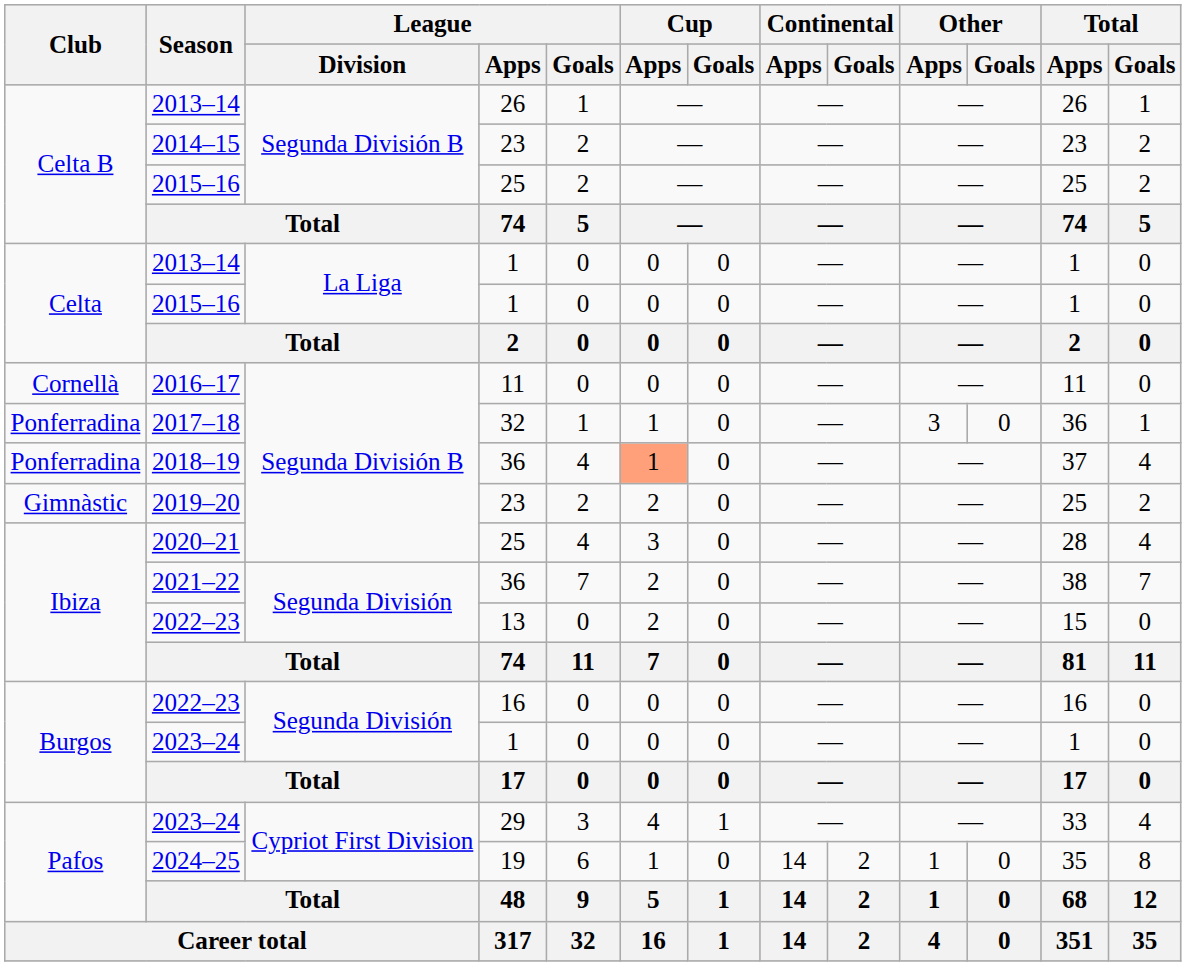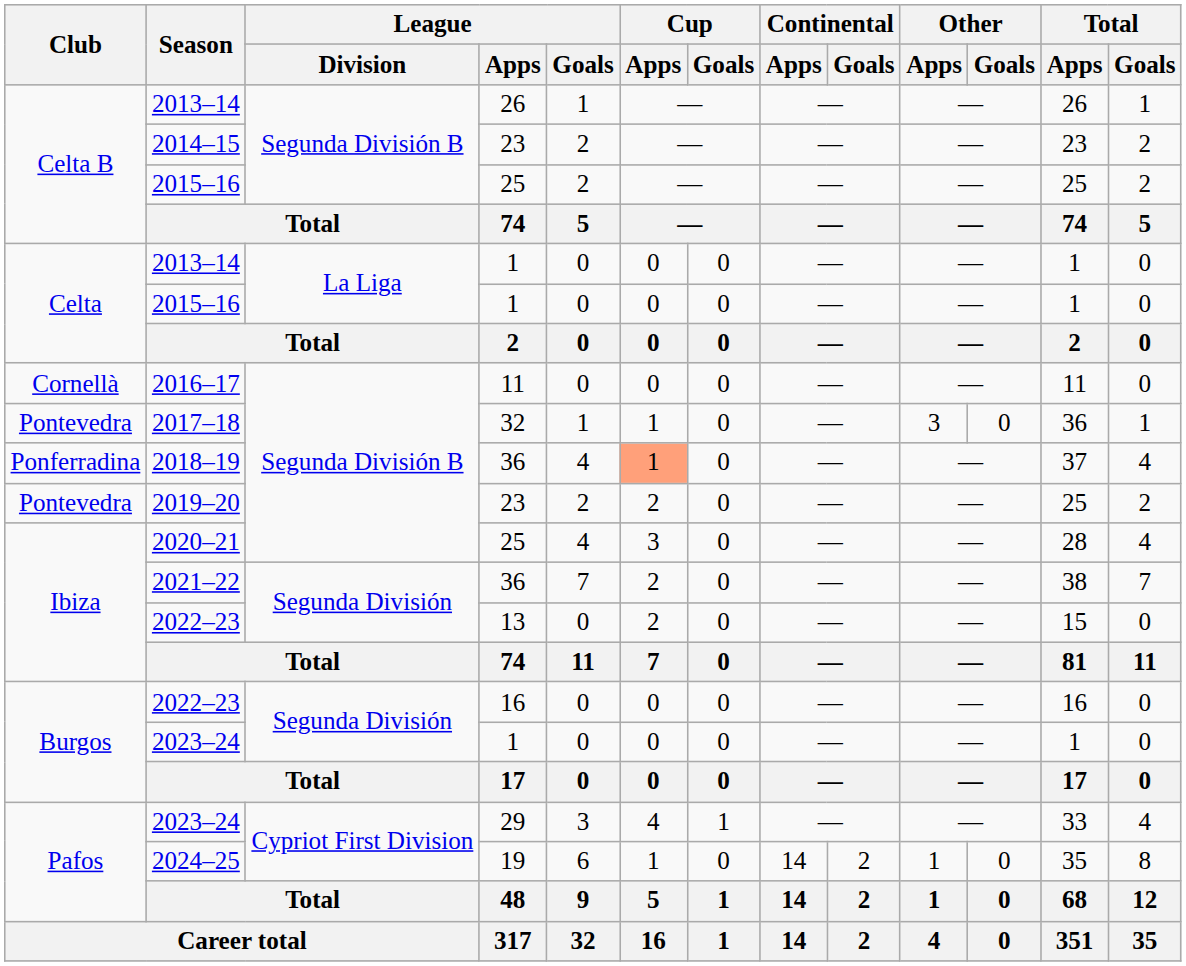(75, 422) Ponferradina -> (75, 422) Pontevedra
(75, 502) Gimnàstic -> (75, 502) Pontevedra
